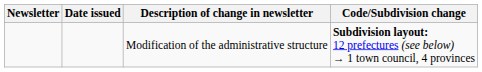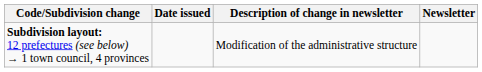columns swapped: (33, 13) <-> (404, 13)
